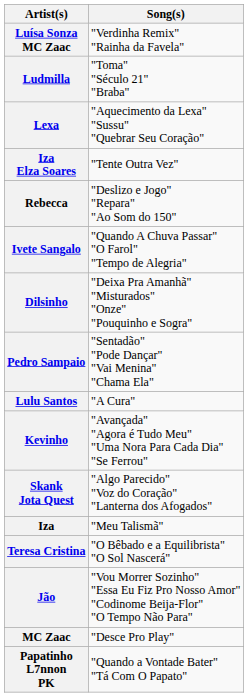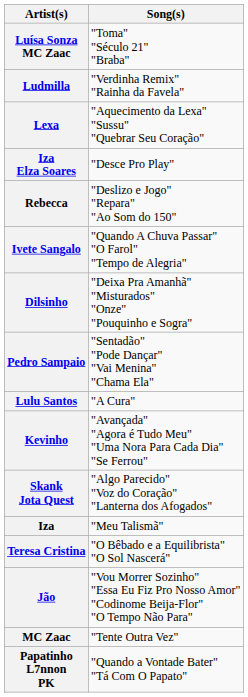(138, 39) "Verdinha Remix" "Rainha da Favela" -> (120, 46) "Toma" "Século 21" "Braba"
(120, 79) "Toma" "Século 21" "Braba" -> (138, 85) "Verdinha Remix" "Rainha da Favela"
(135, 164) "Tente Outra Vez" -> (133, 164) "Desce Pro Play"
(133, 636) "Desce Pro Play" -> (135, 636) "Tente Outra Vez"
